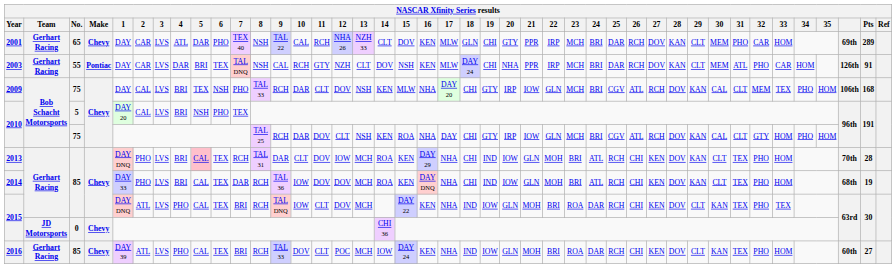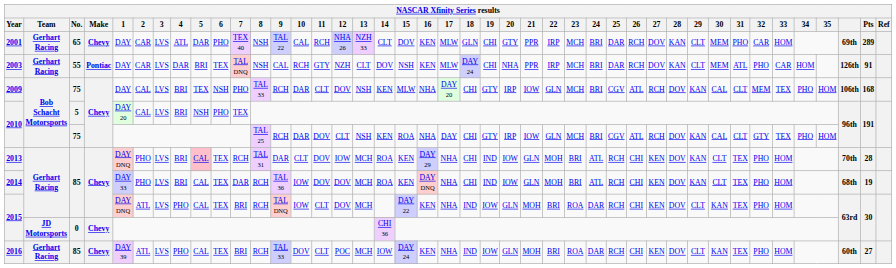(783, 136) HOM -> (783, 136) TEX
(783, 205) TEX -> (783, 205) HOM
